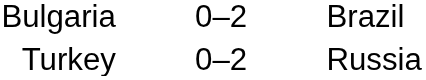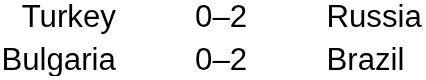rows swapped: (59, 16) <-> (69, 59)
